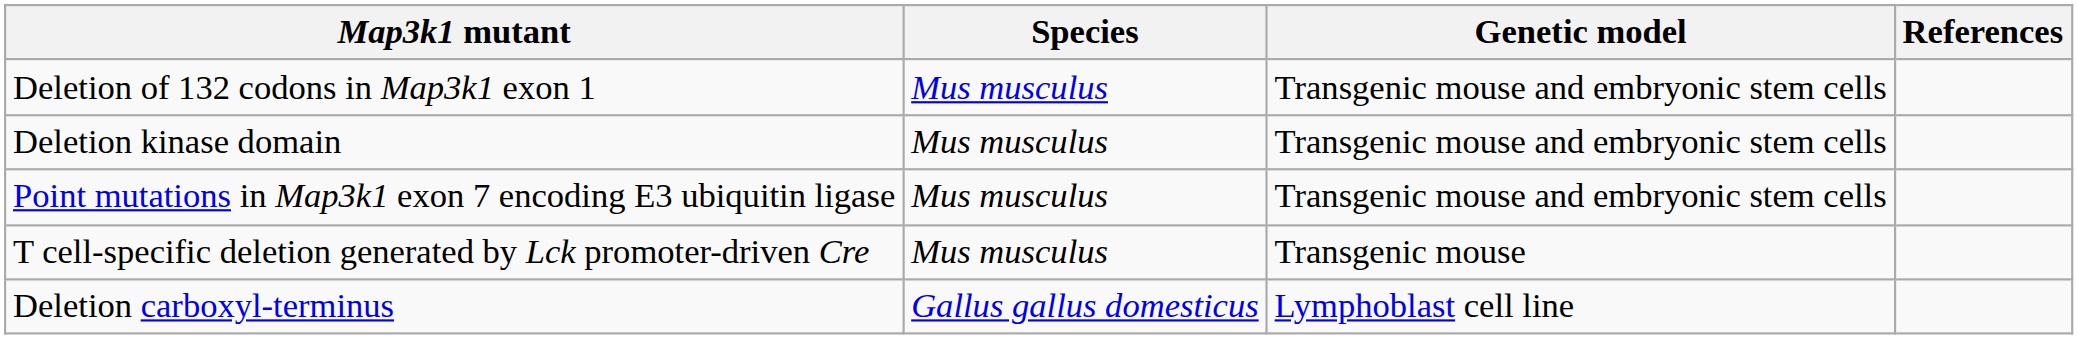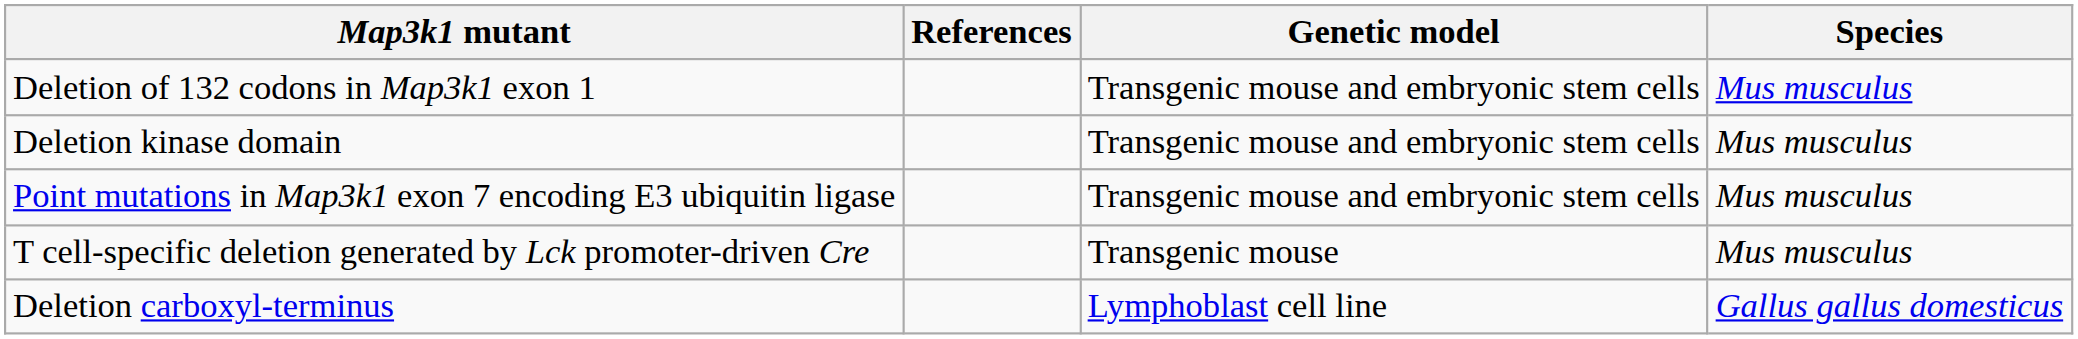columns swapped: (1085, 31) <-> (1983, 31)
